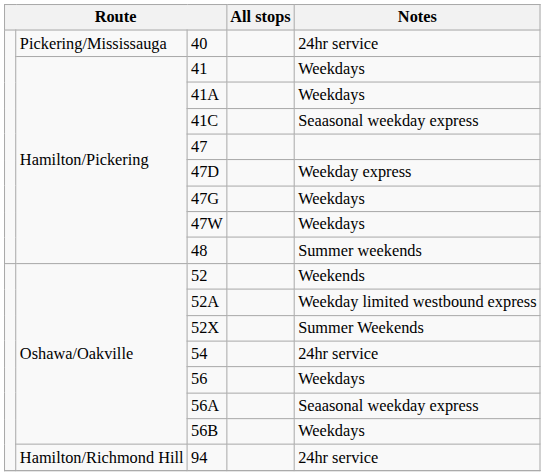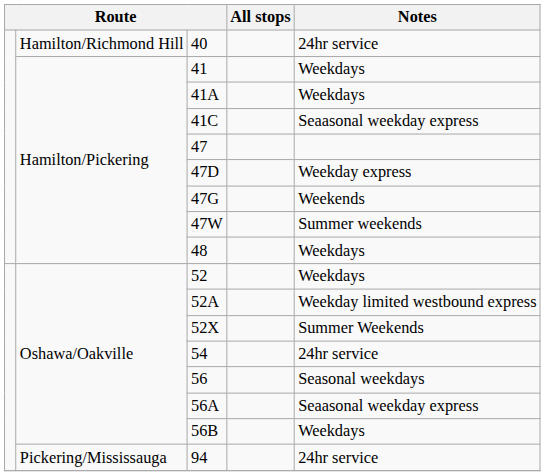(93, 43) Pickering/Mississauga -> (102, 43) Hamilton/Richmond Hill
(331, 198) Weekdays -> (331, 198) Weekends
(331, 224) Weekdays -> (360, 224) Summer weekends
(360, 250) Summer weekends -> (331, 250) Weekdays
(331, 276) Weekends -> (331, 276) Weekdays
(331, 379) Weekdays -> (361, 379) Seasonal weekdays
(102, 457) Hamilton/Richmond Hill -> (93, 457) Pickering/Mississauga
